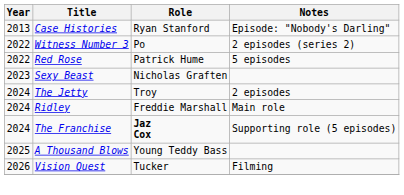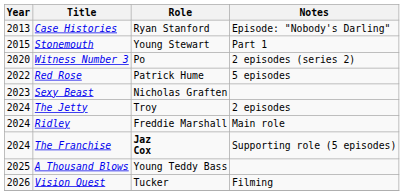+ row: (64, 44)
(18, 44) 2022 -> (18, 60) 2020
